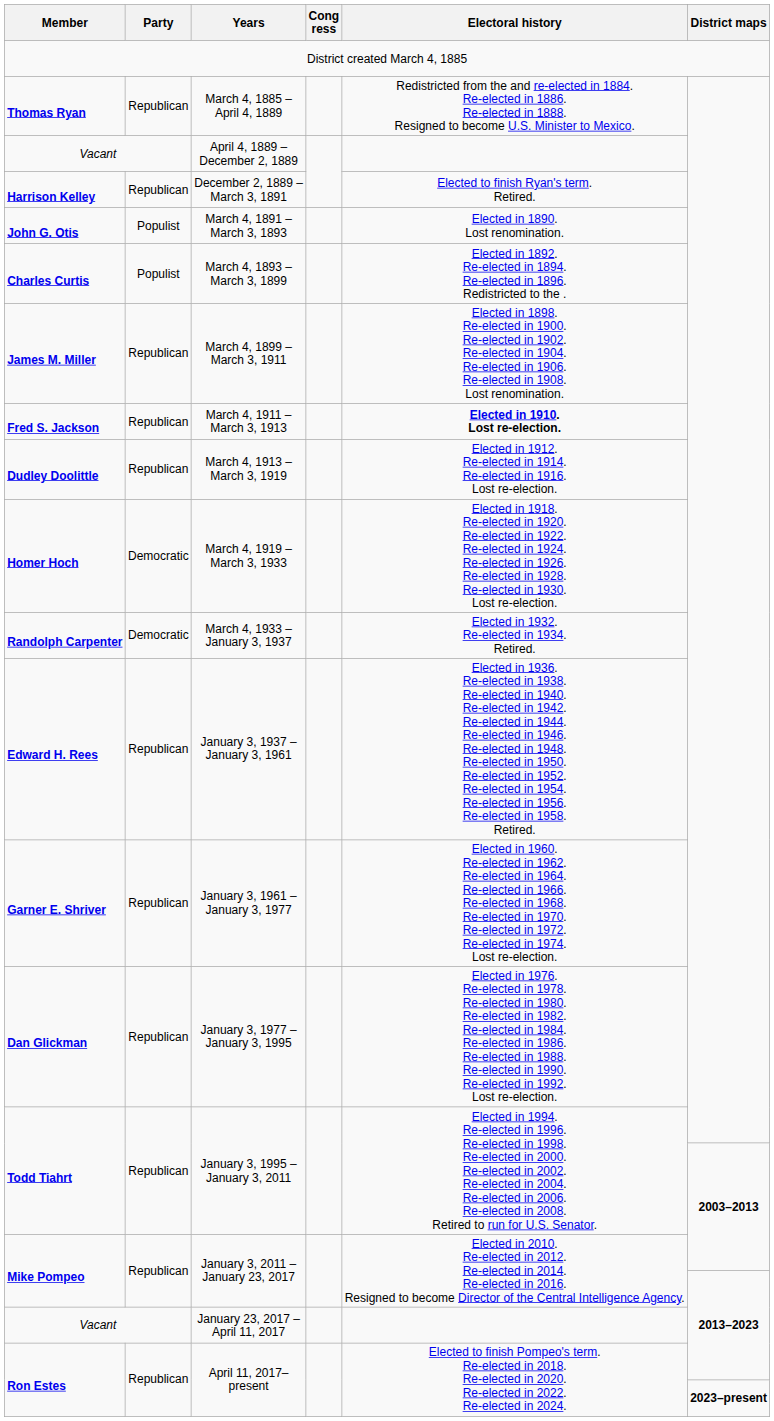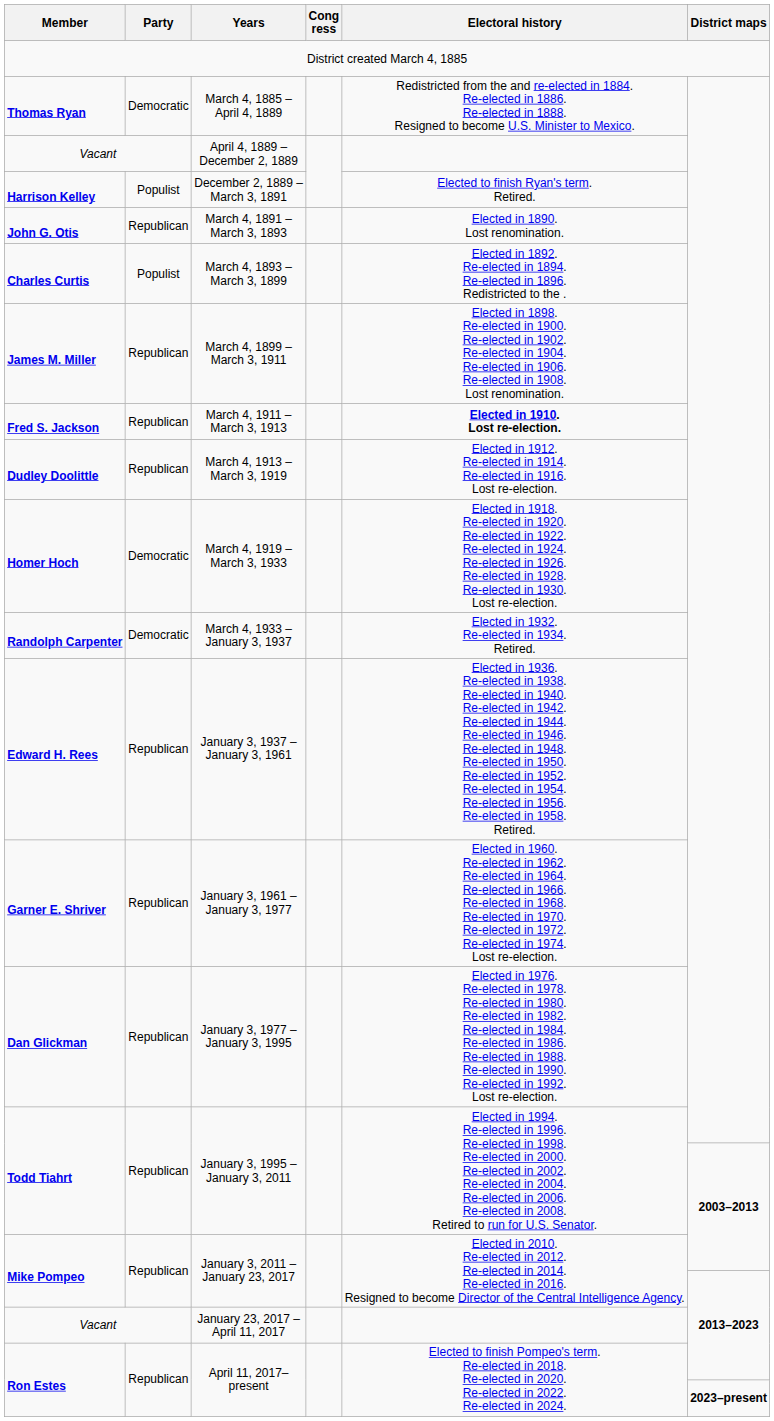(158, 106) Republican -> (158, 106) Democratic
(158, 190) Republican -> (158, 190) Populist
(158, 226) Populist -> (158, 226) Republican
